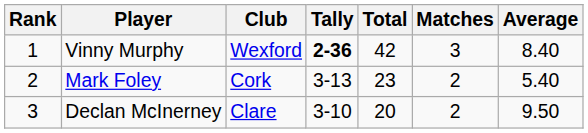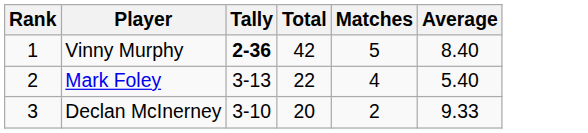- column: (266, 19)
(455, 50) 3 -> (374, 50) 5
(385, 81) 23 -> (304, 81) 22
(455, 81) 2 -> (374, 81) 4
(541, 111) 9.50 -> (460, 111) 9.33
